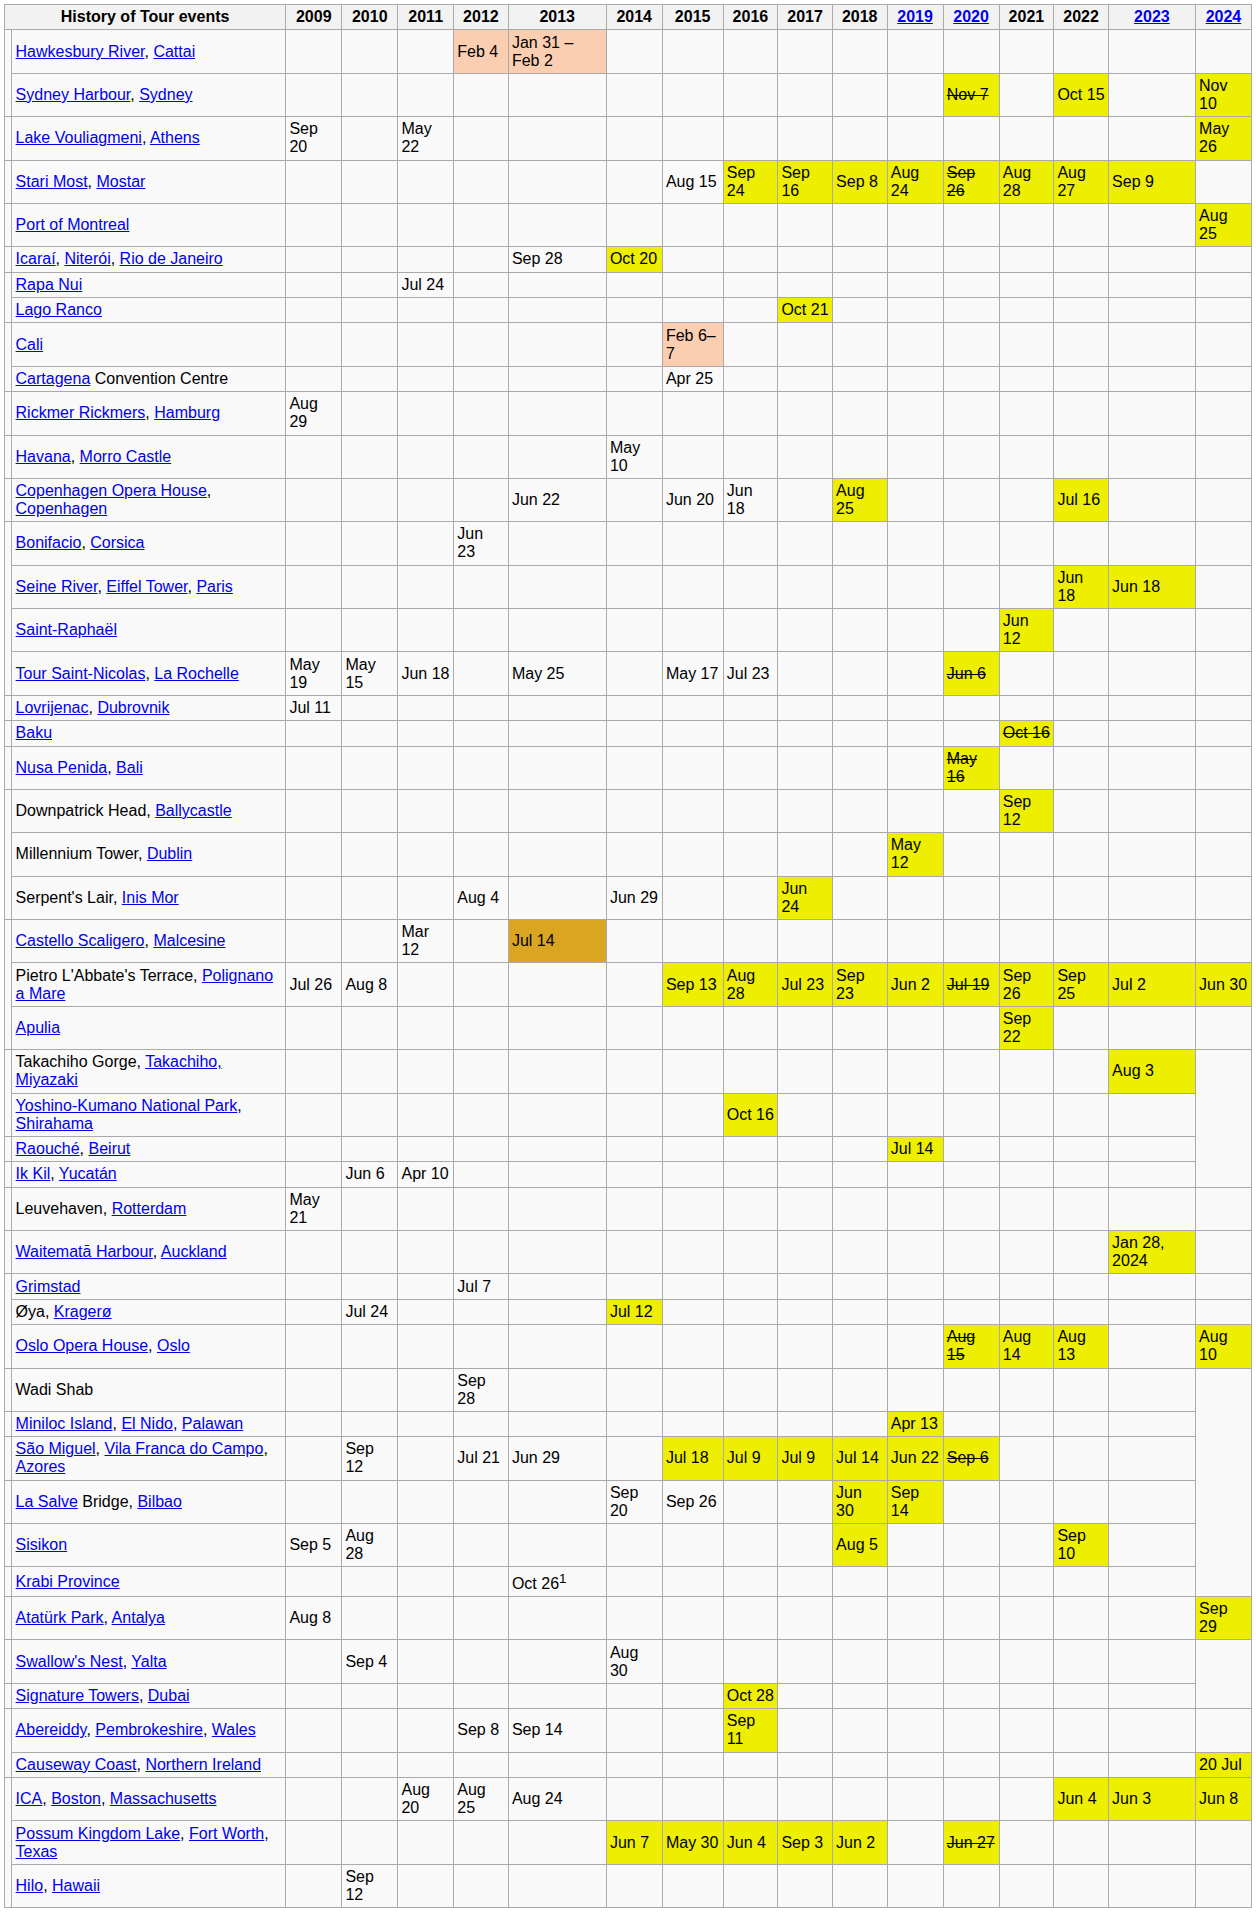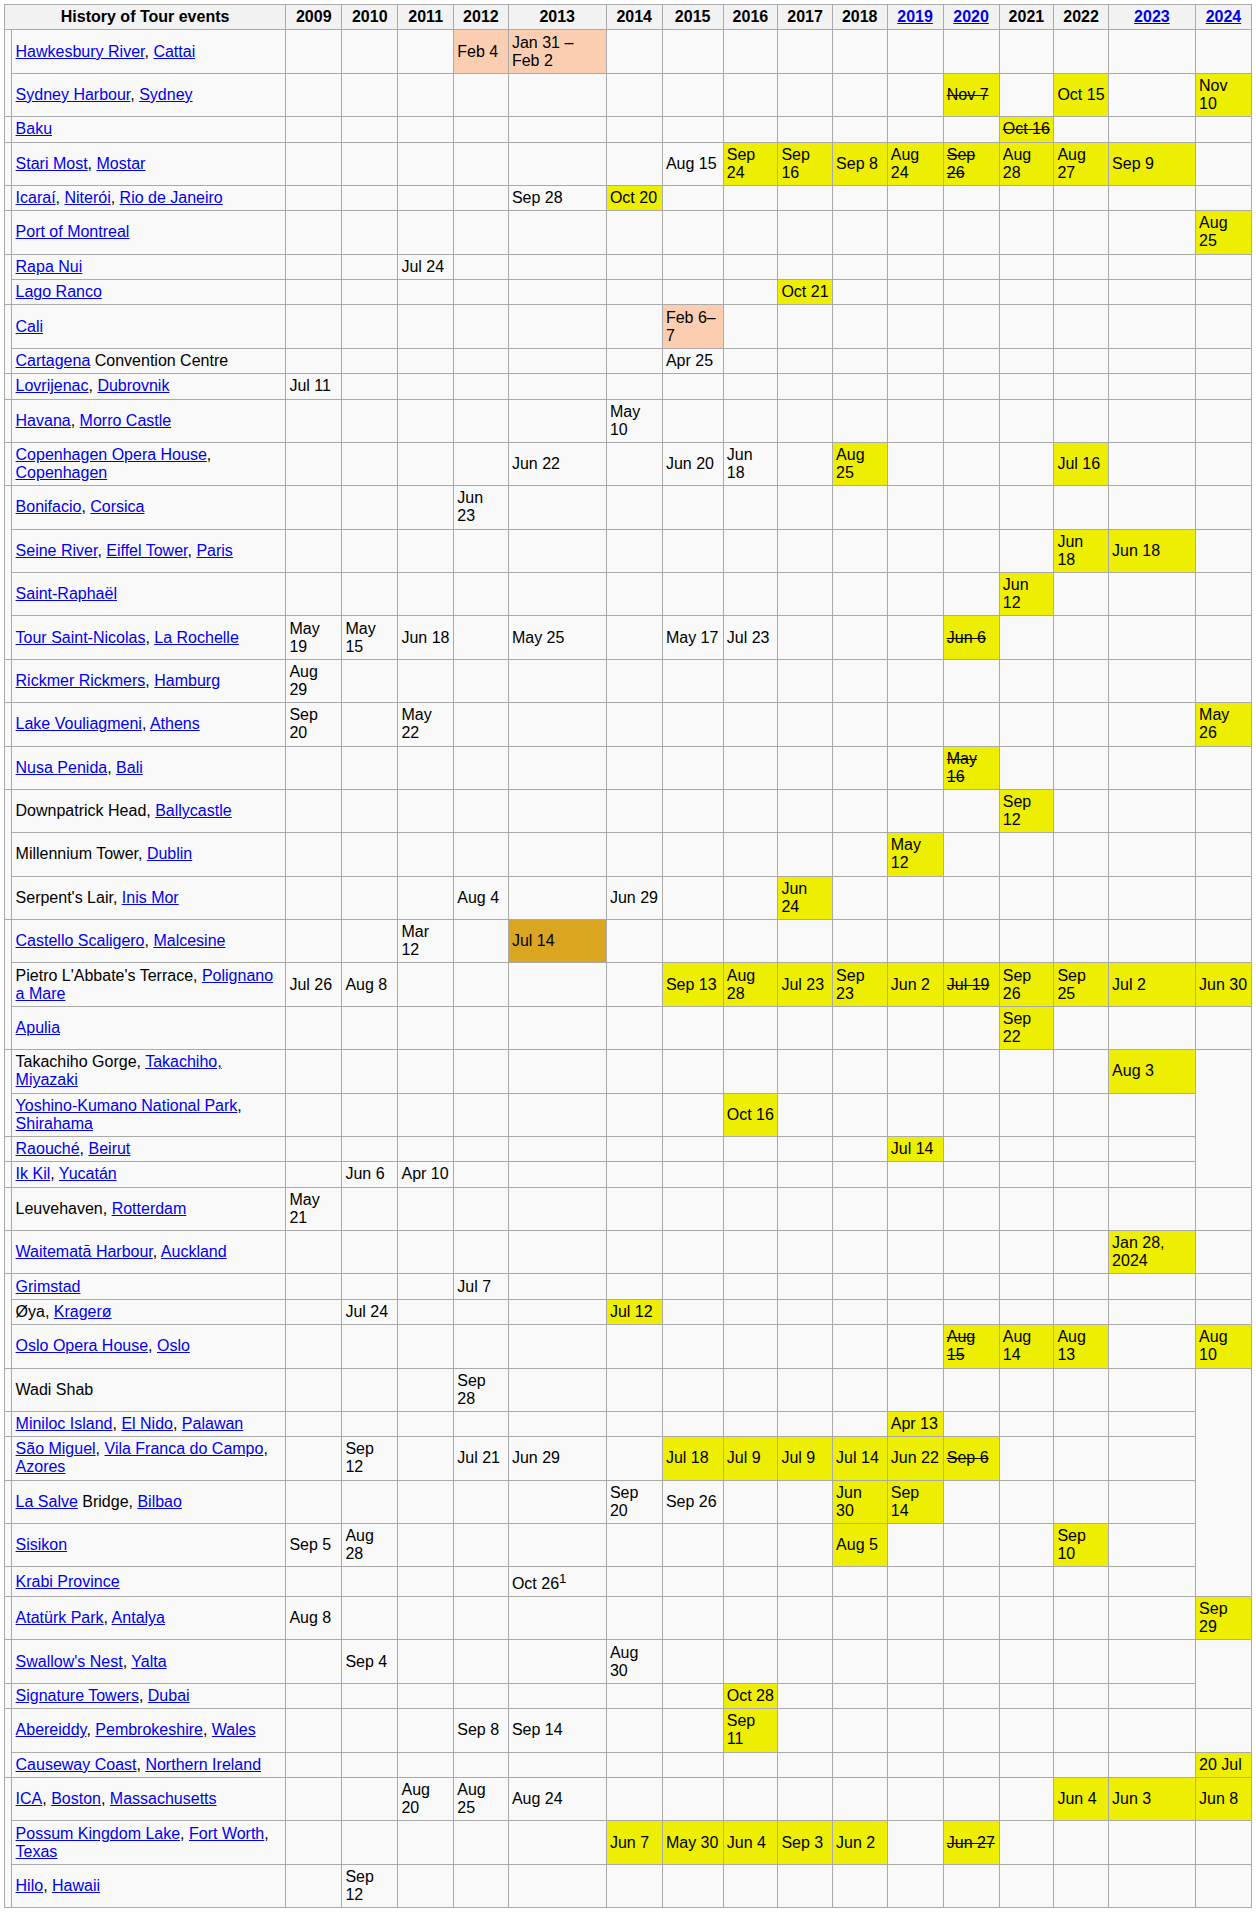rows swapped: (34, 733) <-> (108, 138)
rows swapped: (119, 259) <-> (72, 225)
rows swapped: (92, 707) <-> (118, 413)
